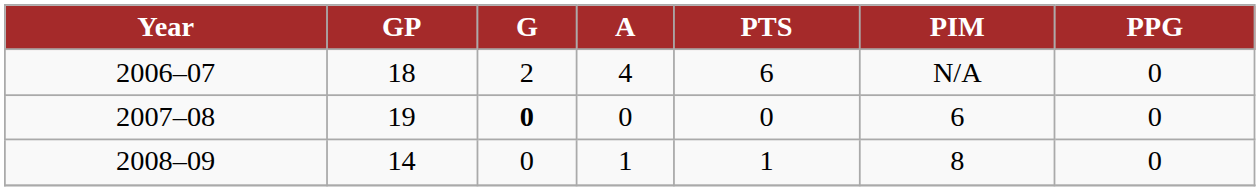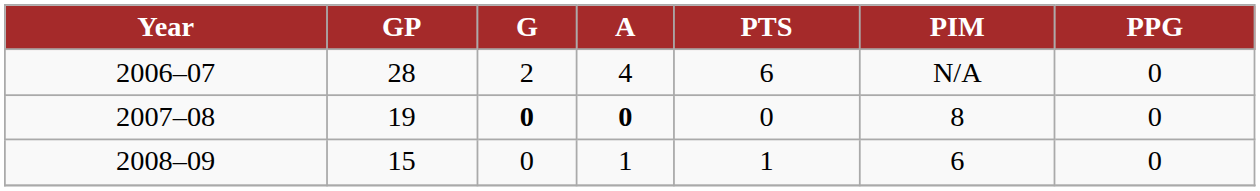(402, 71) 18 -> (402, 71) 28
(625, 116) normal -> (625, 116) bold
(957, 116) 6 -> (957, 116) 8
(402, 161) 14 -> (402, 161) 15
(957, 161) 8 -> (957, 161) 6
